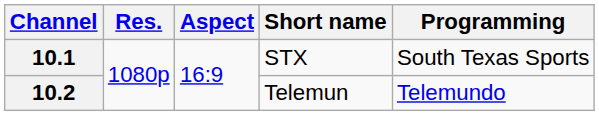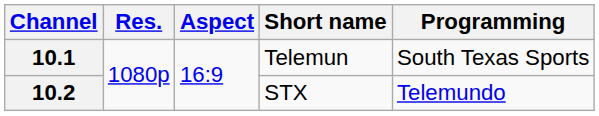(286, 57) STX -> (306, 57) Telemun
(306, 92) Telemun -> (286, 92) STX
